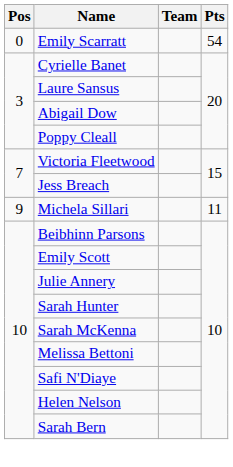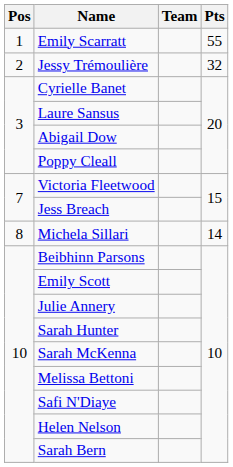(19, 40) 0 -> (19, 40) 1
(215, 40) 54 -> (215, 40) 55
+ row: (93, 64)
(19, 209) 9 -> (19, 233) 8
(215, 209) 11 -> (215, 233) 14
